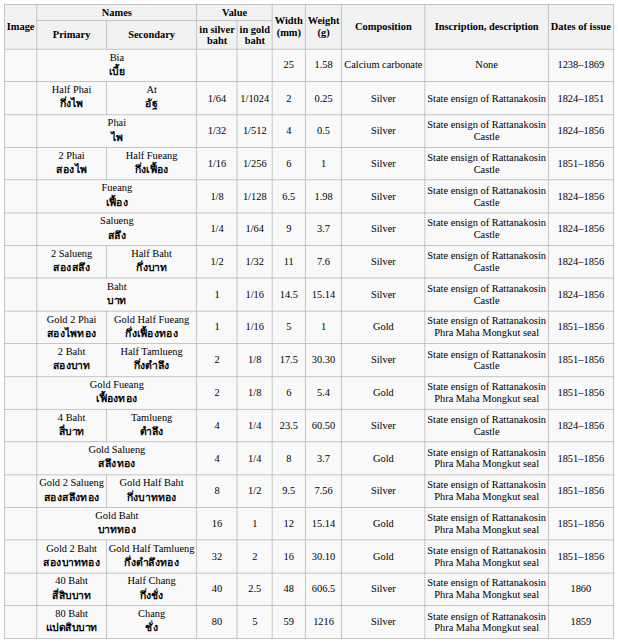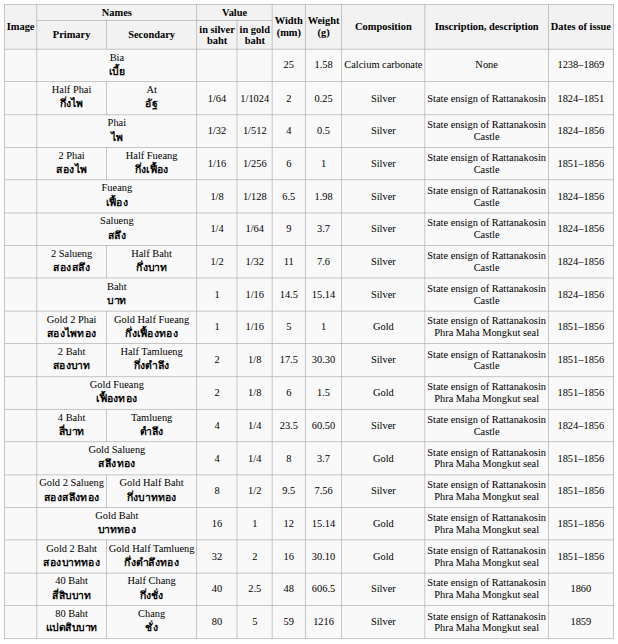(324, 392) 5.4 -> (324, 392) 1.5
